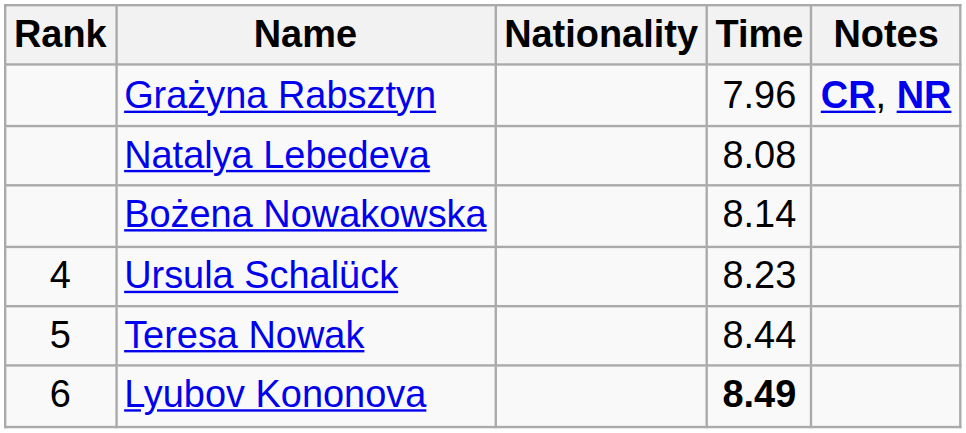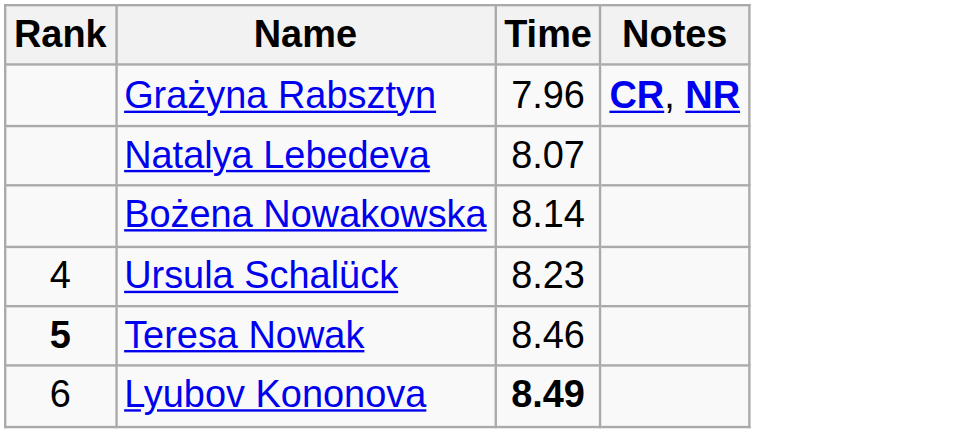- column: (601, 34)
(759, 154) 8.08 -> (548, 154) 8.07
(60, 335) normal -> (60, 335) bold
(759, 335) 8.44 -> (548, 335) 8.46
